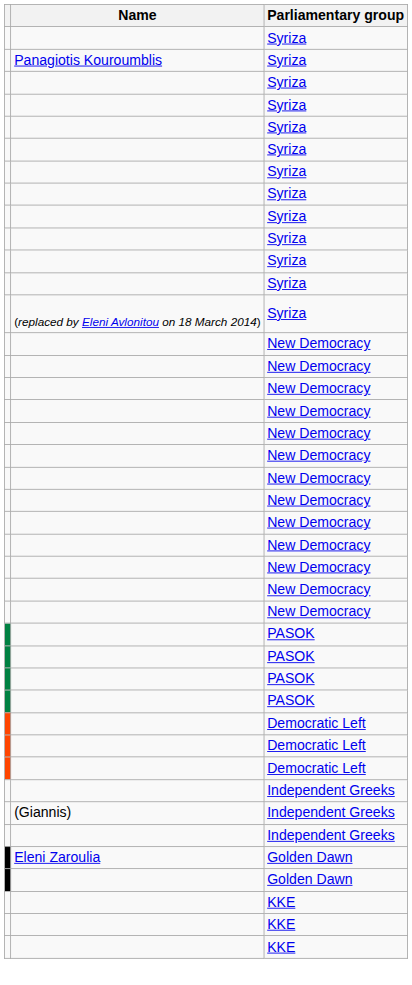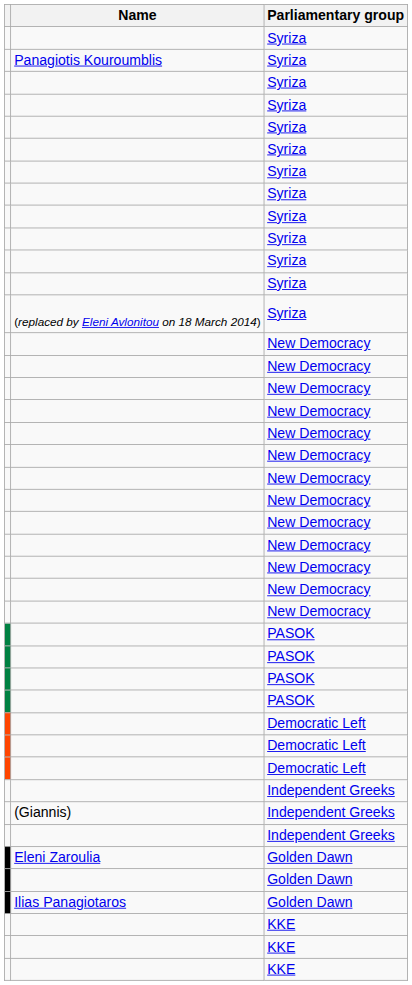+ row: (70, 902)
